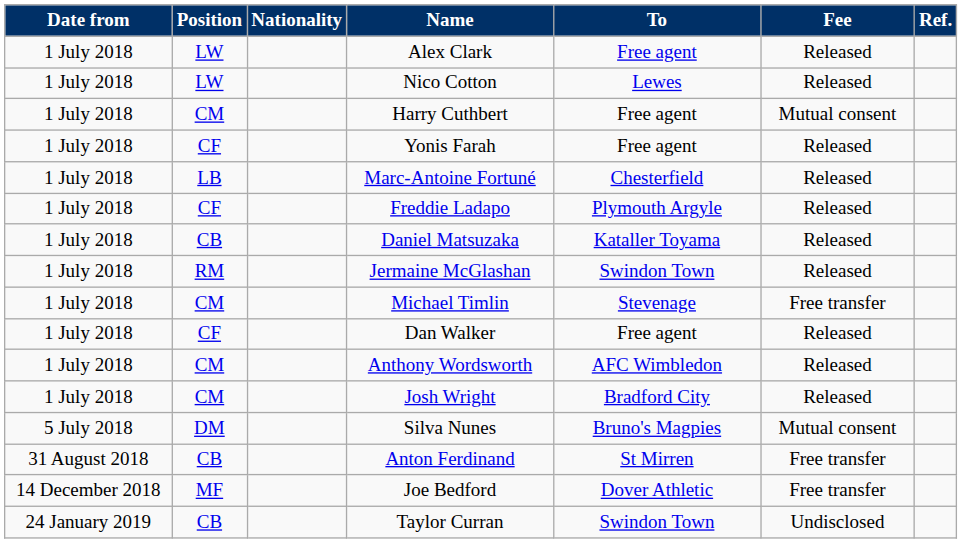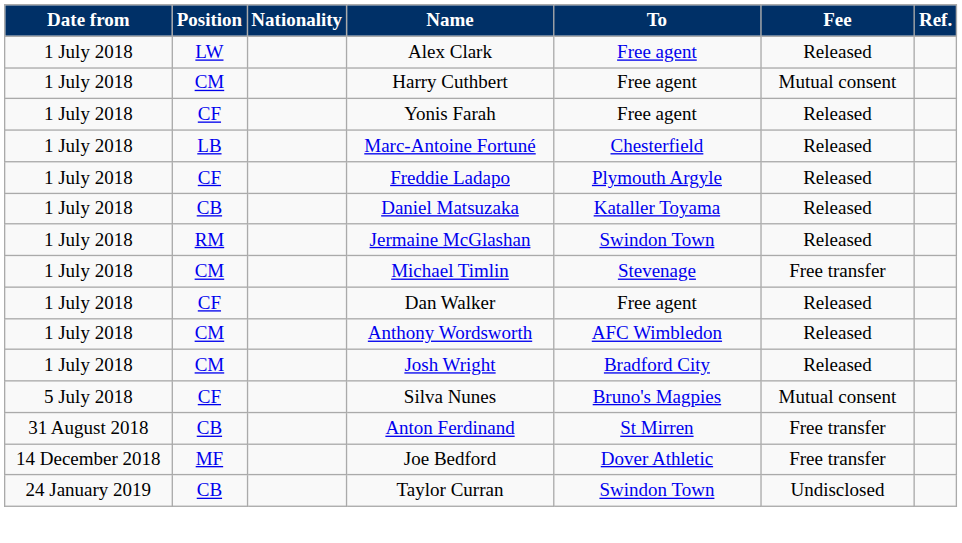- row: (450, 83)
(209, 428) DM -> (209, 396) CF
